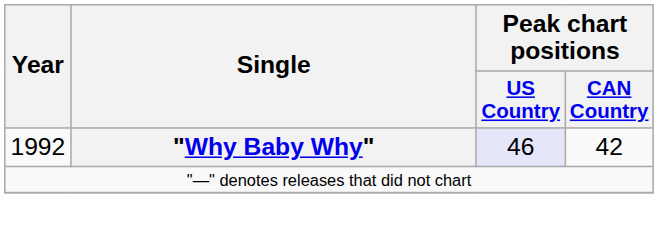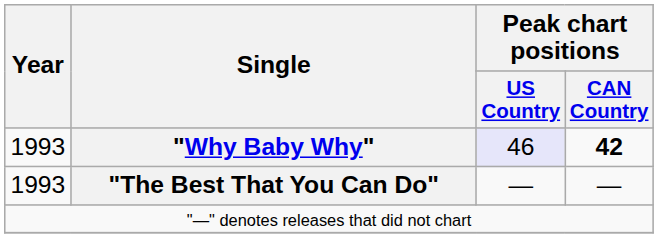(38, 146) 1992 -> (38, 146) 1993
(609, 146) normal -> (609, 146) bold
+ row: (274, 185)
